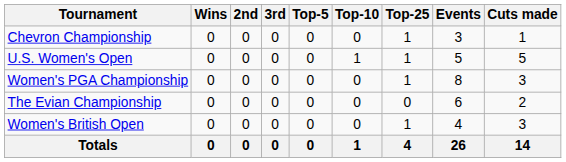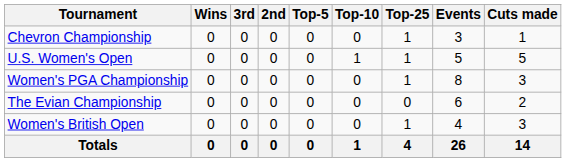columns swapped: (246, 15) <-> (275, 15)
